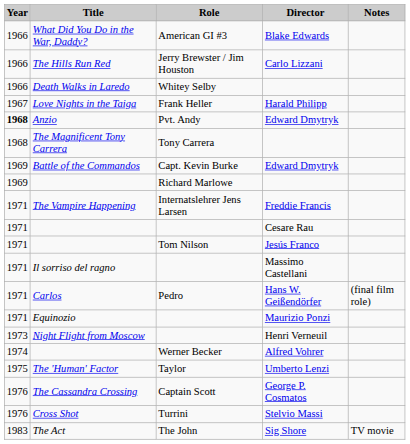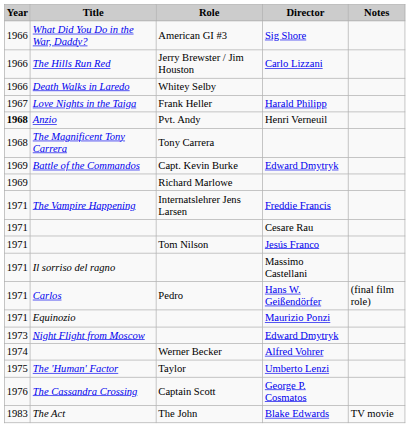(297, 35) Blake Edwards -> (286, 35) Sig Shore
(302, 120) Edward Dmytryk -> (296, 120) Henri Verneuil
(296, 335) Henri Verneuil -> (302, 335) Edward Dmytryk
- row: (56, 414)
(286, 430) Sig Shore -> (297, 414) Blake Edwards
